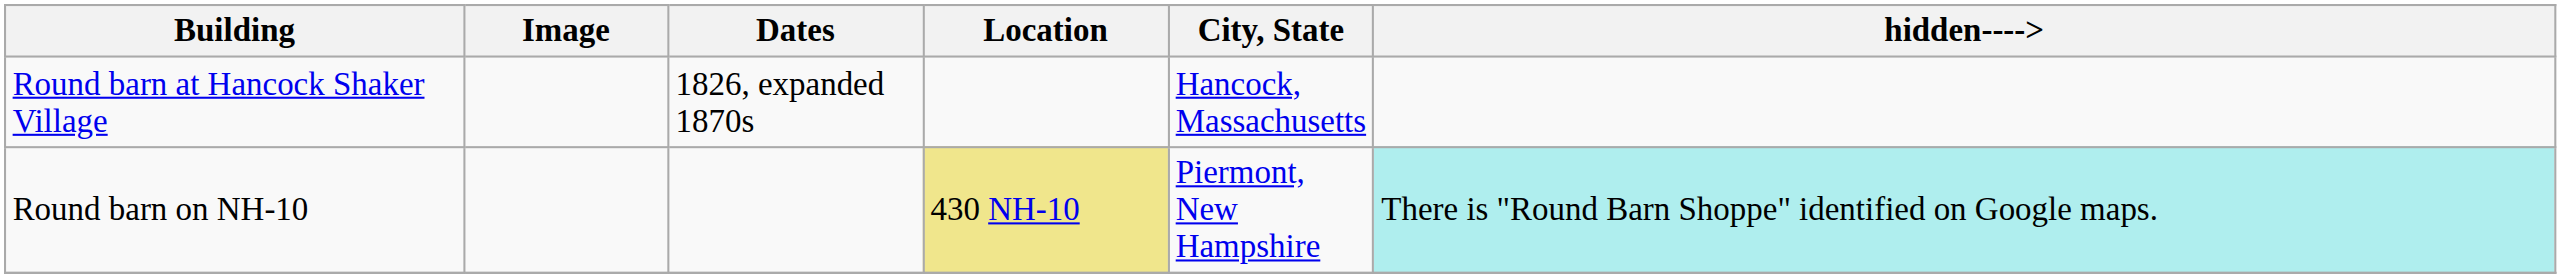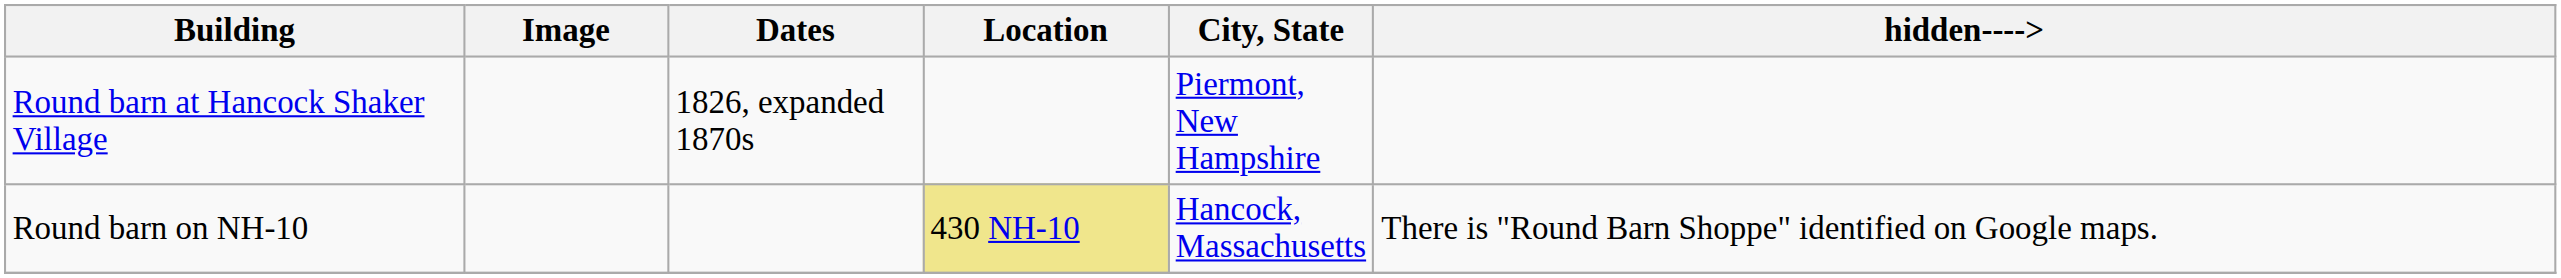(1271, 101) Hancock, Massachusetts -> (1248, 119) Piermont, New Hampshire
(1248, 209) Piermont, New Hampshire -> (1271, 227) Hancock, Massachusetts
(1770, 209) paleturquoise background -> (1770, 227) no background
